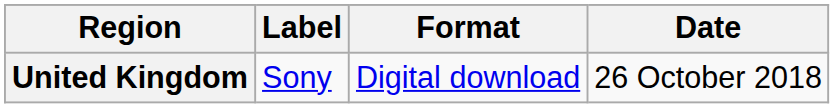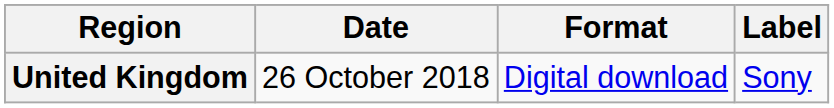columns swapped: (708, 28) <-> (302, 28)
